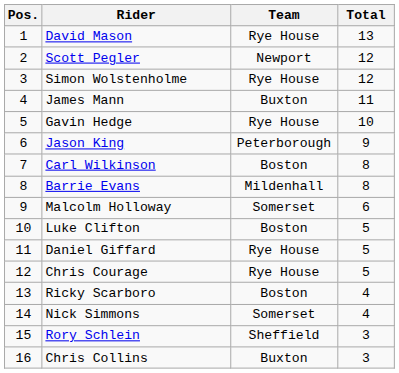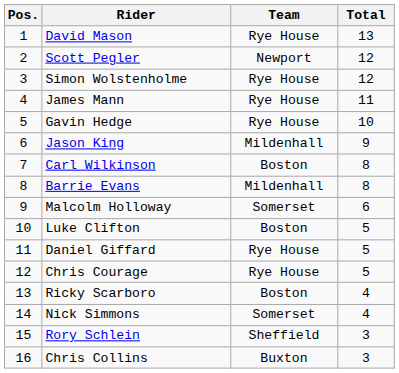(284, 101) Buxton -> (284, 101) Rye House
(284, 144) Peterborough -> (284, 144) Mildenhall
